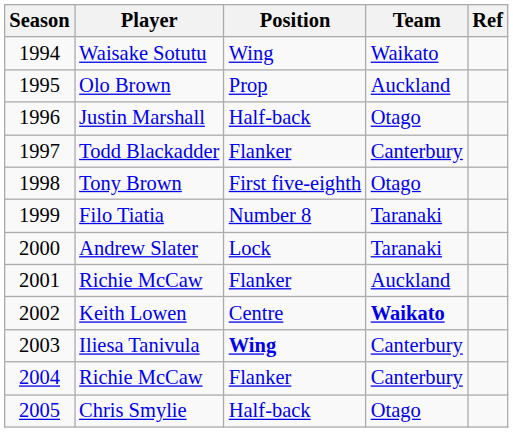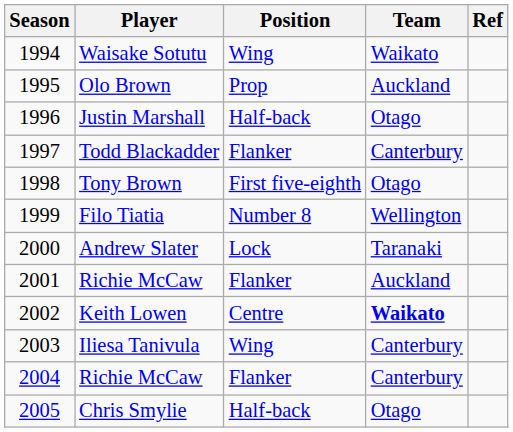(406, 215) Taranaki -> (416, 215) Wellington
(252, 345) bold -> (251, 345) normal
